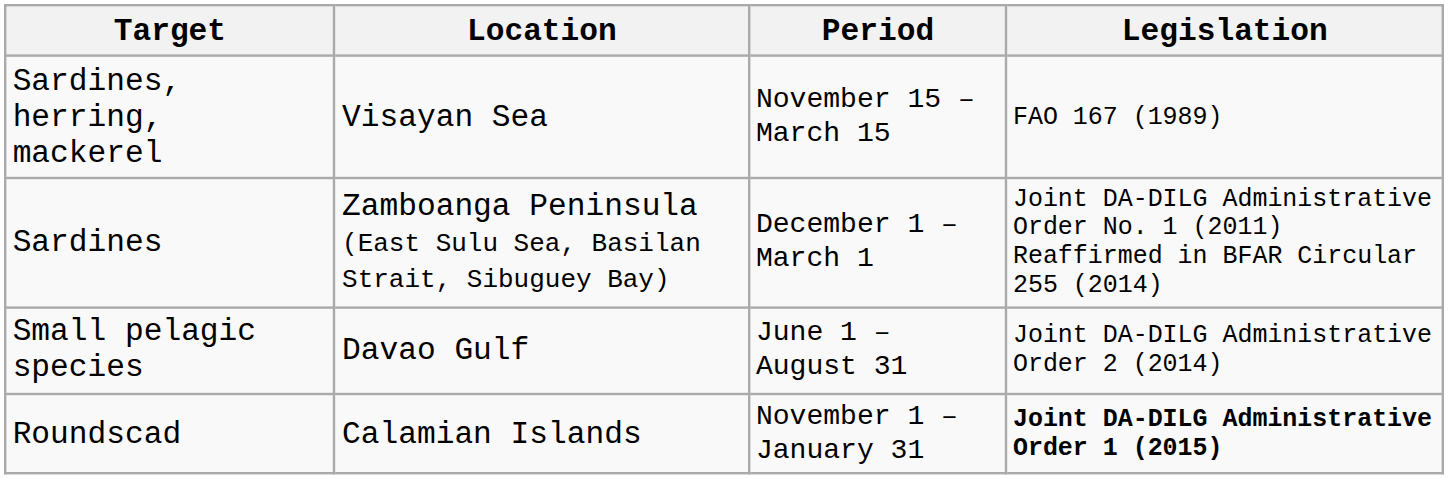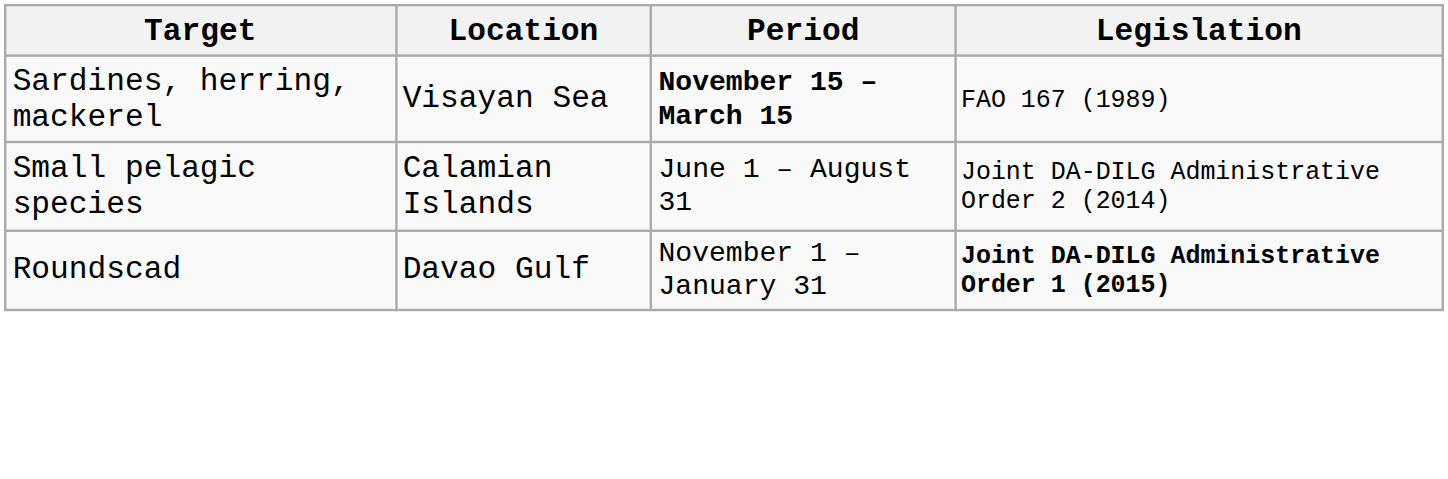(865, 117) normal -> (768, 99) bold
- row: (88, 243)
(436, 350) Davao Gulf -> (478, 186) Calamian Islands
(492, 434) Calamian Islands -> (496, 270) Davao Gulf
